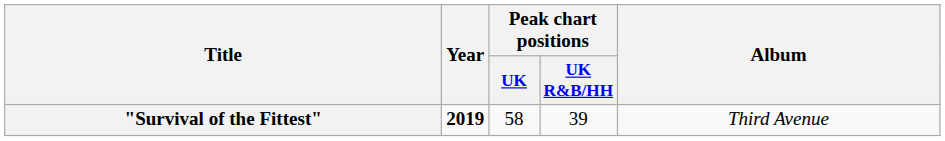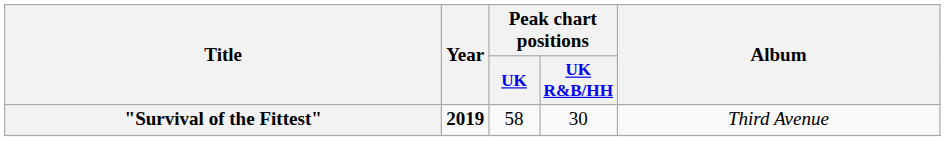(578, 119) 39 -> (578, 119) 30
